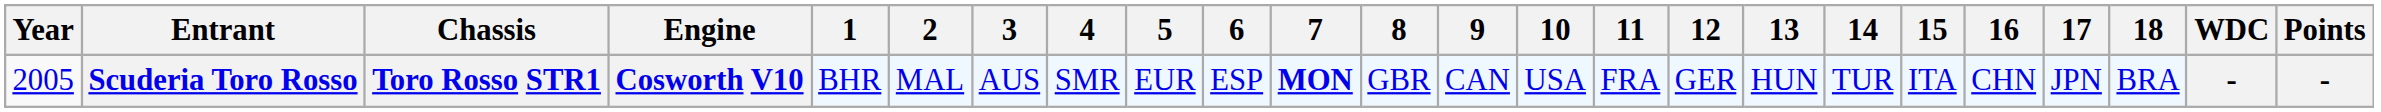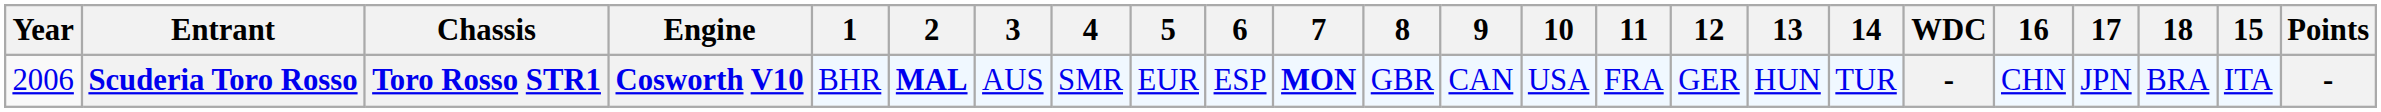columns swapped: (1932, 29) <-> (2232, 29)
(43, 80) 2005 -> (43, 80) 2006
(930, 80) normal -> (932, 80) bold
